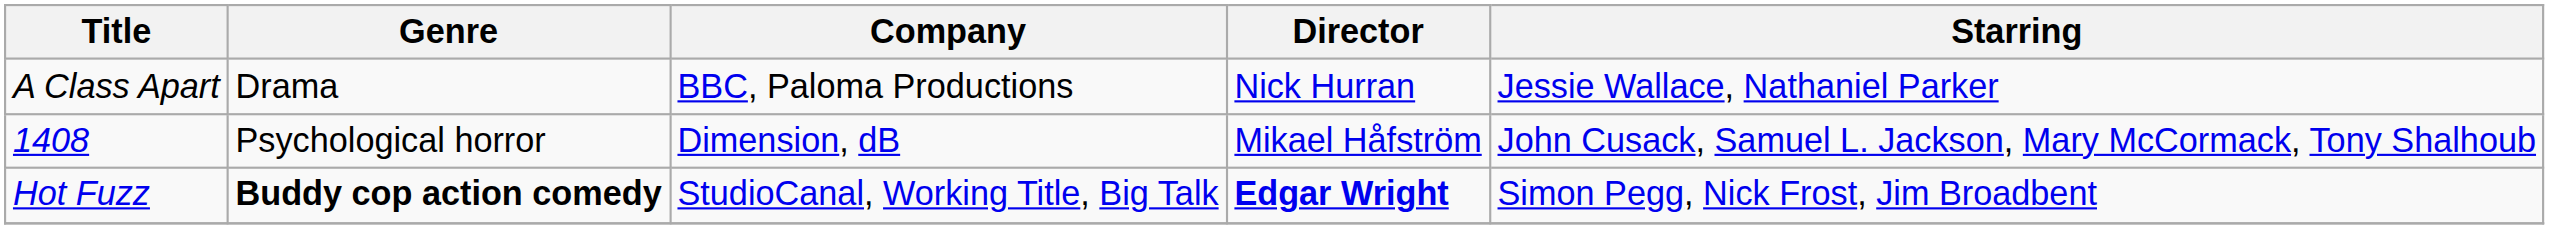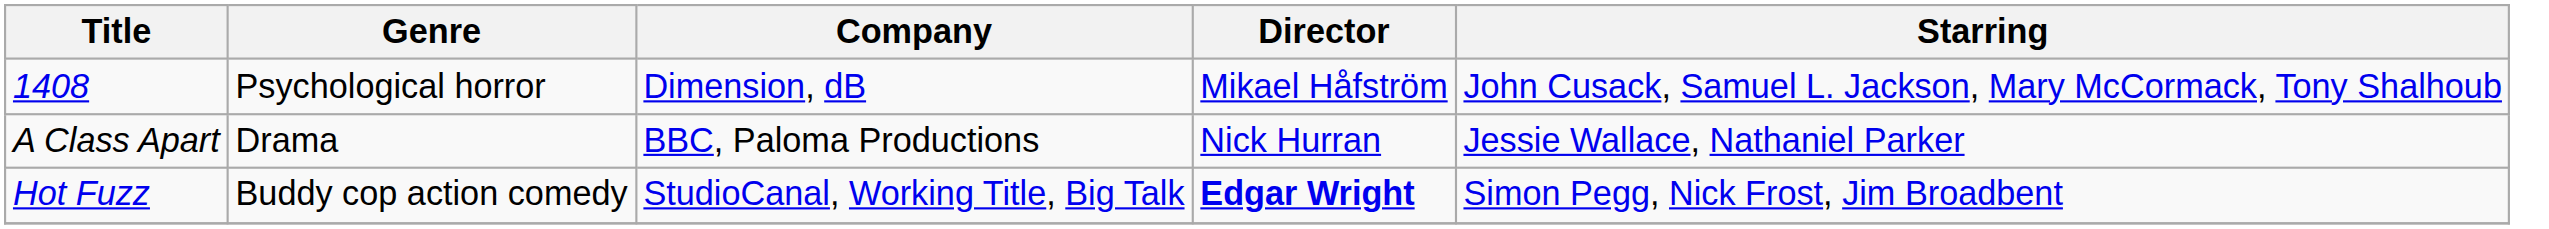rows swapped: (51, 140) <-> (116, 85)
(449, 194) bold -> (432, 194) normal
